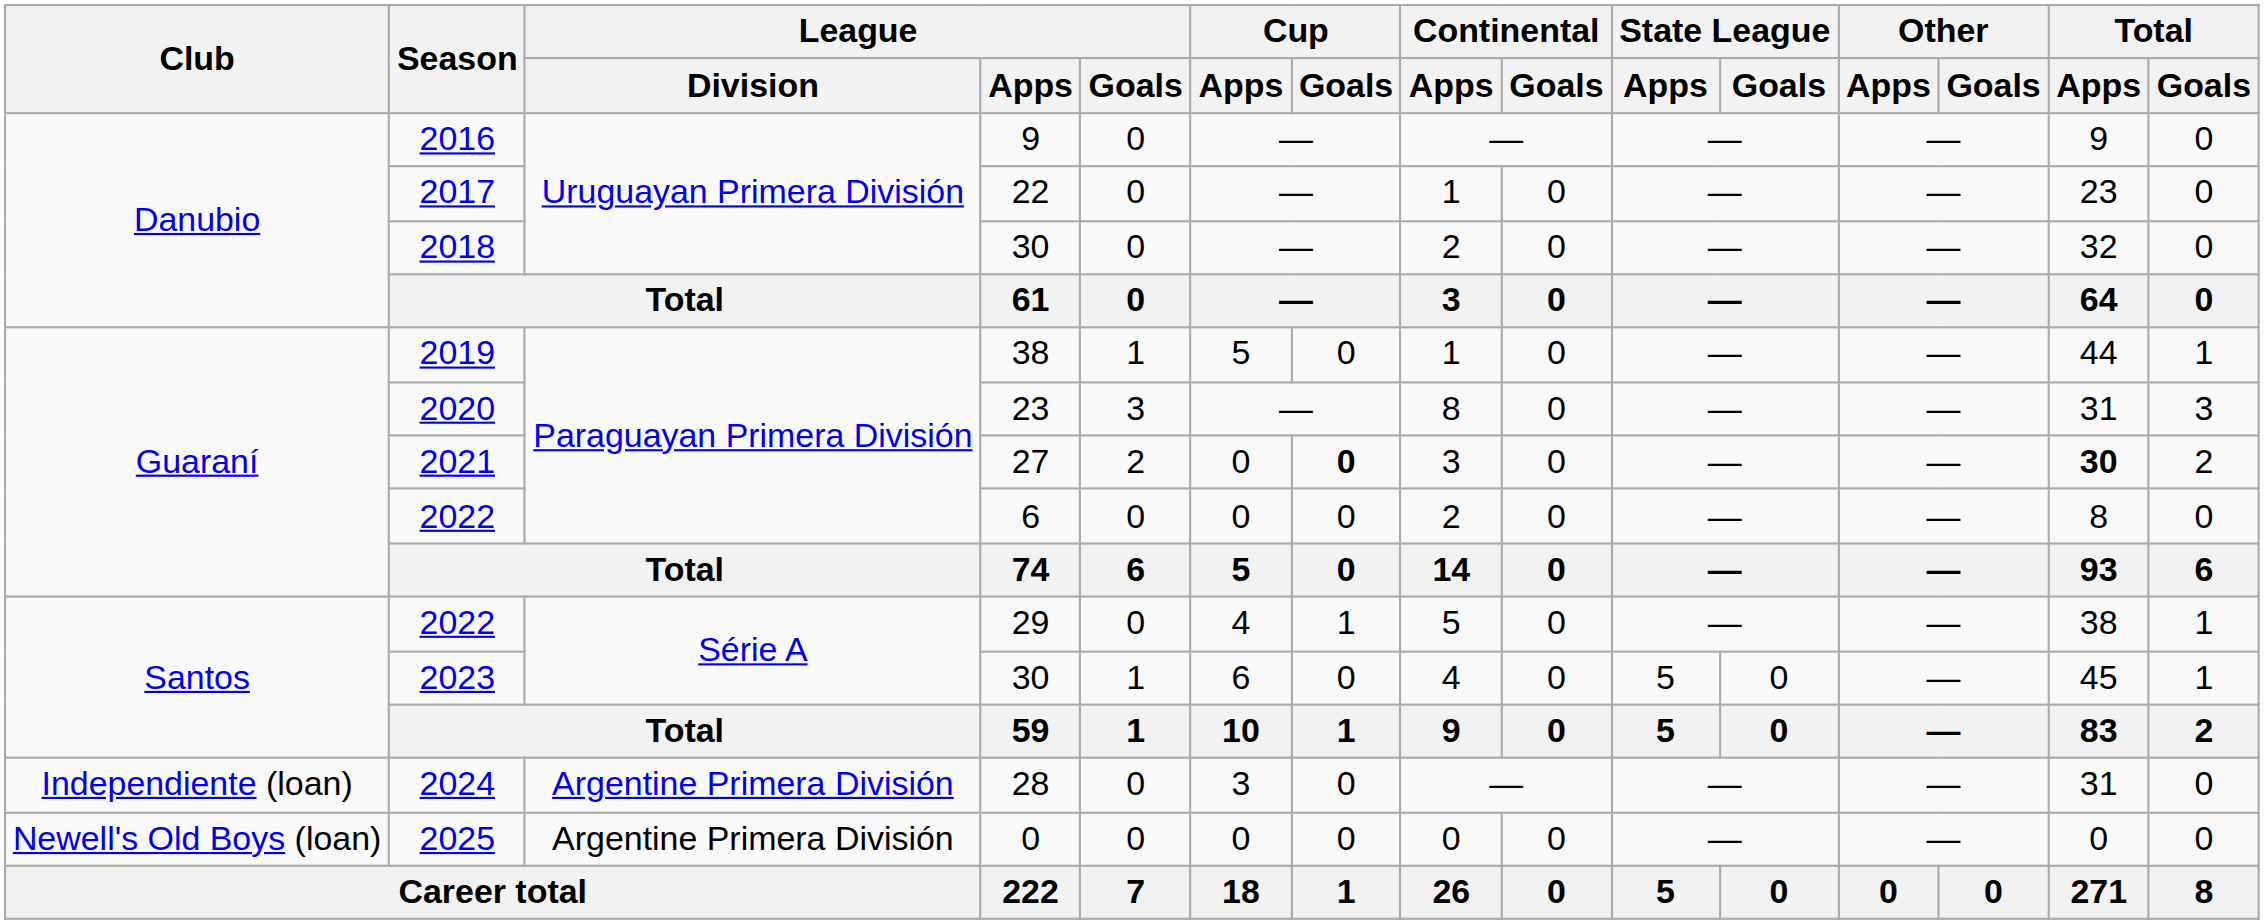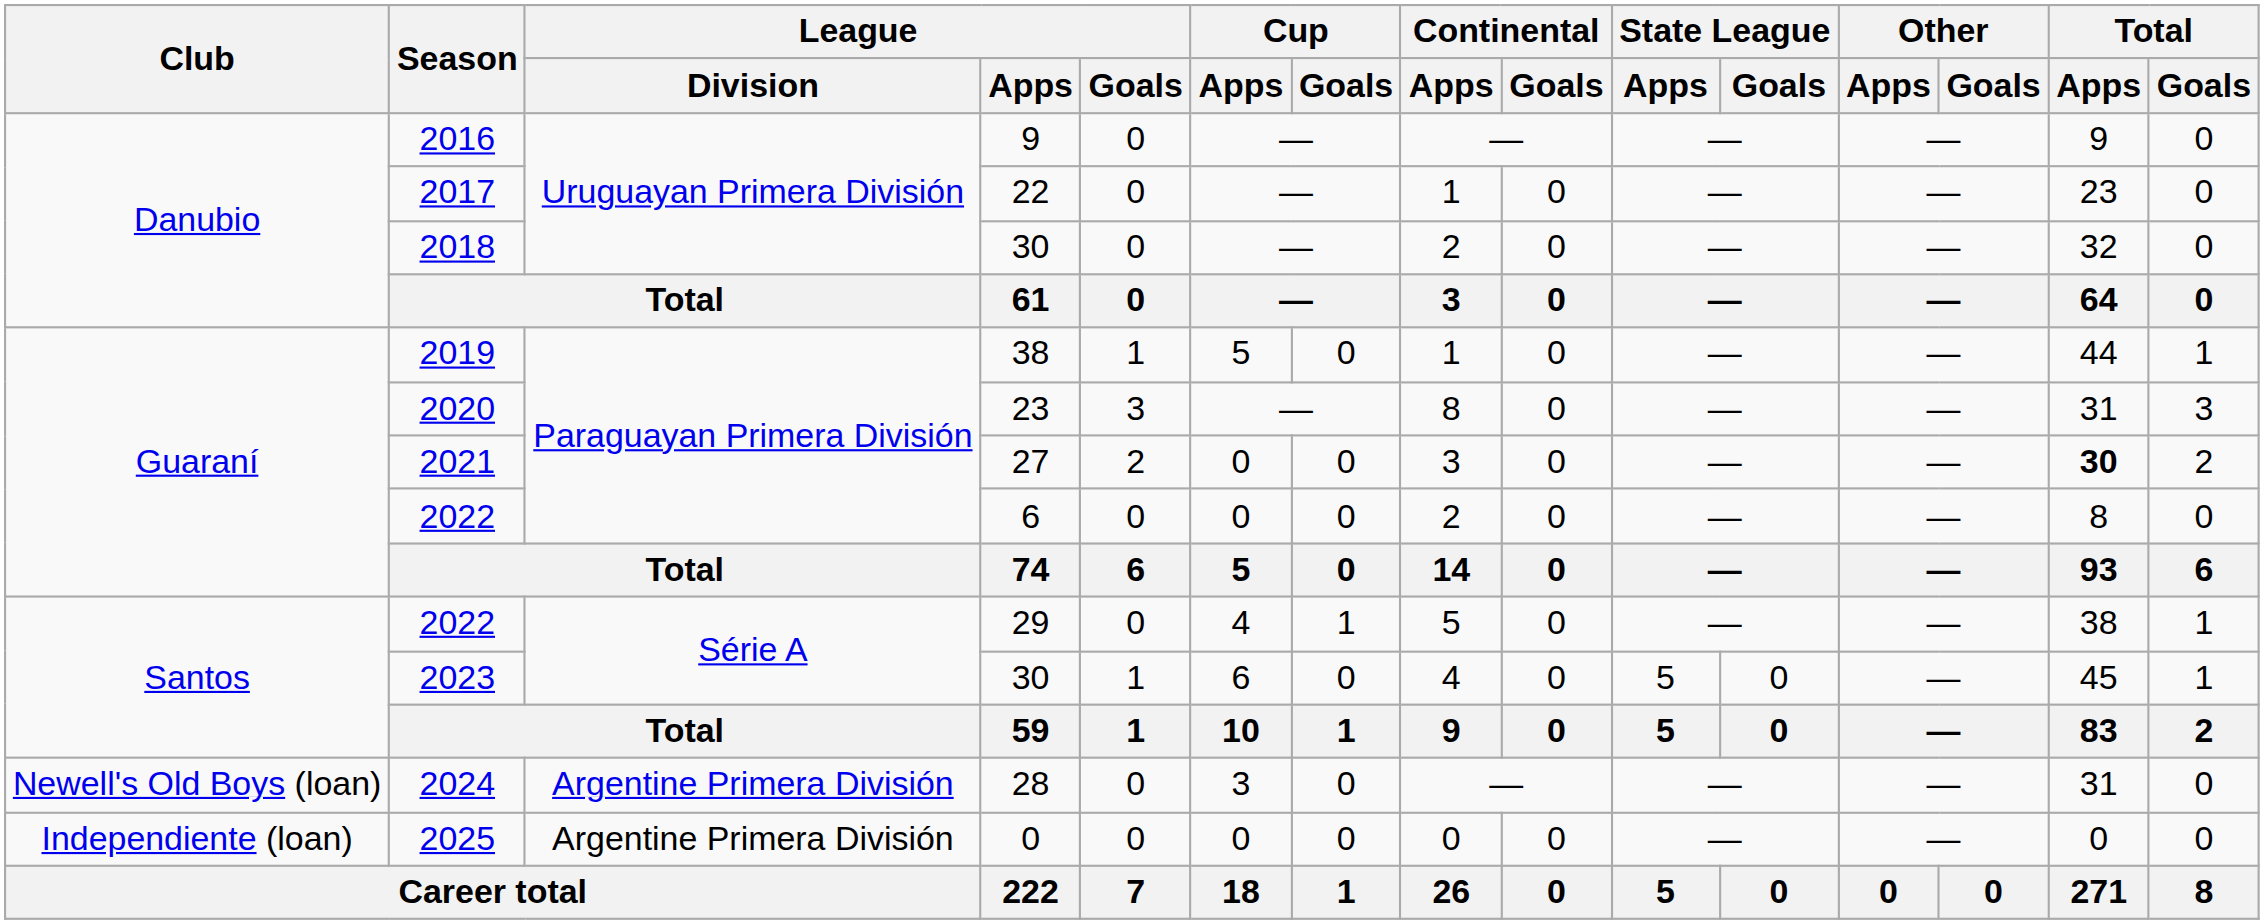(1346, 461) bold -> (1346, 461) normal
(197, 784) Independiente (loan) -> (197, 784) Newell's Old Boys (loan)
(197, 838) Newell's Old Boys (loan) -> (197, 838) Independiente (loan)
